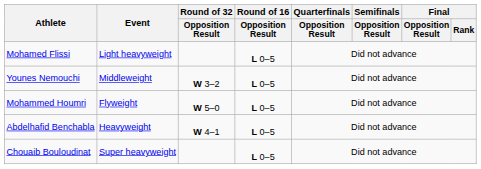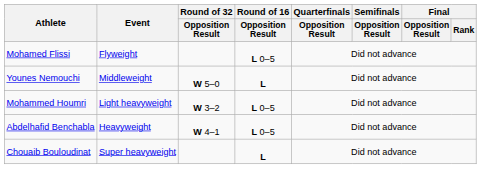(135, 54) Light heavyweight -> (118, 54) Flyweight
(206, 84) W 3–2 -> (206, 84) W 5–0
(263, 84) L 0–5 -> (263, 84) L
(118, 103) Flyweight -> (135, 103) Light heavyweight
(206, 108) W 5–0 -> (206, 108) W 3–2
(263, 157) L 0–5 -> (263, 157) L
